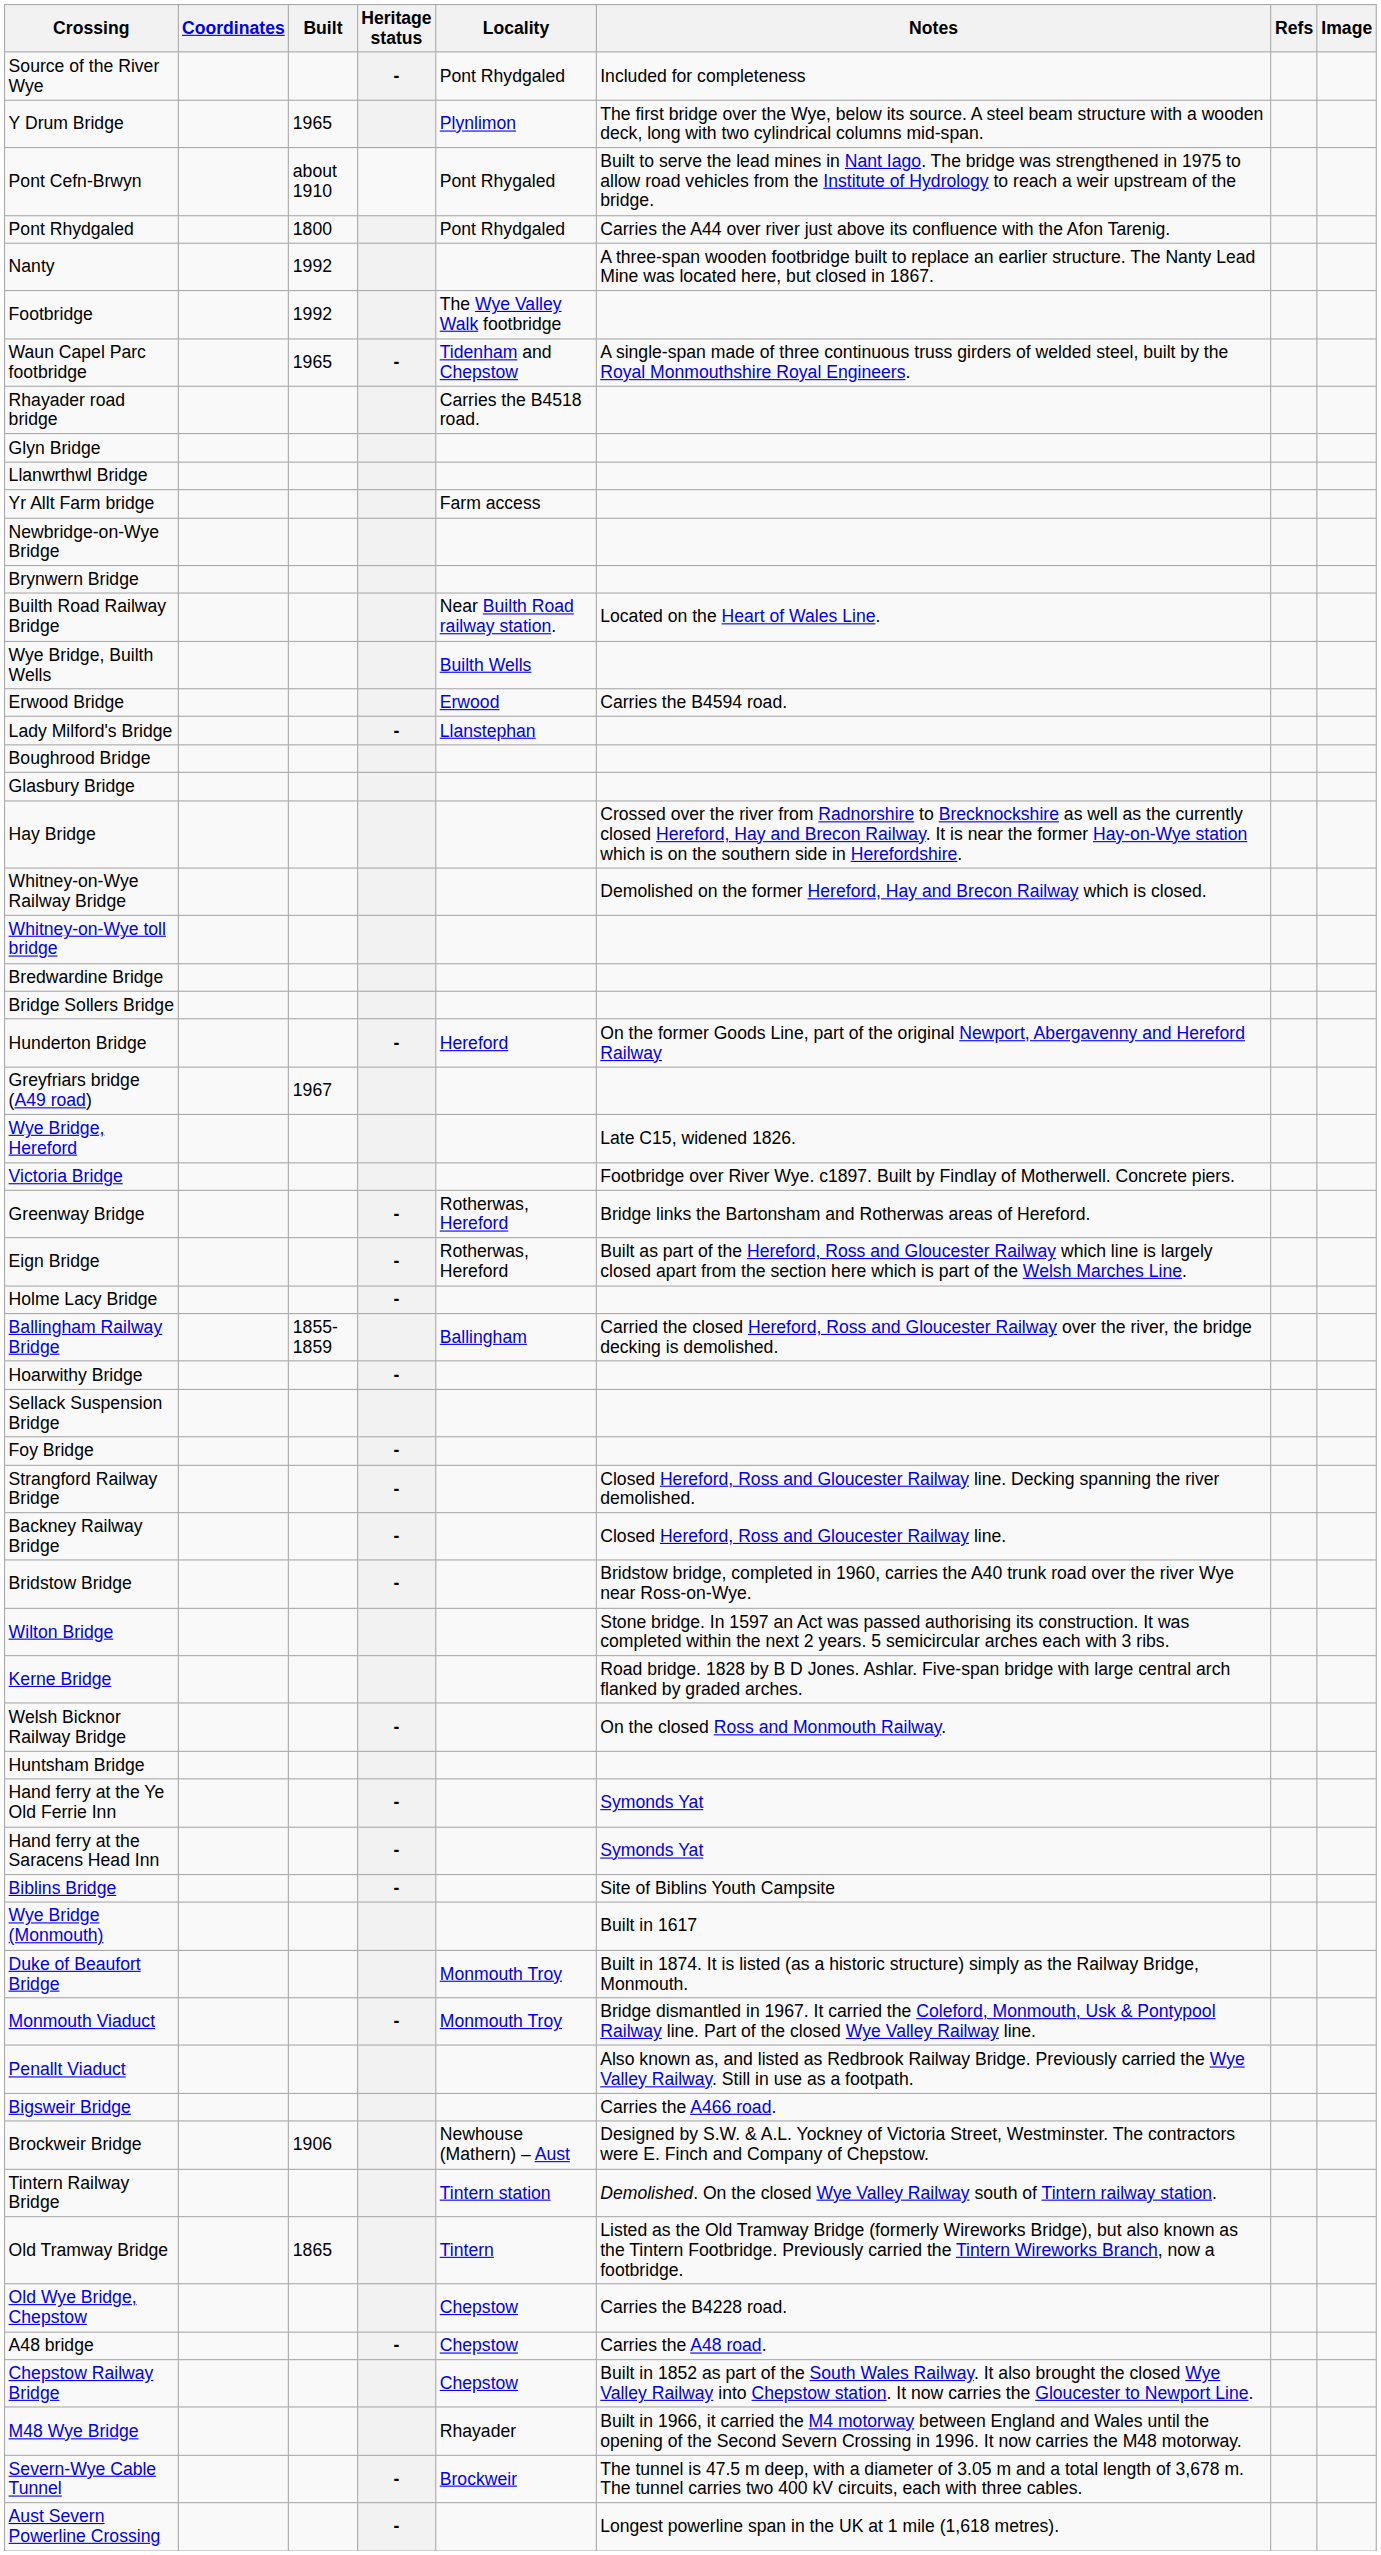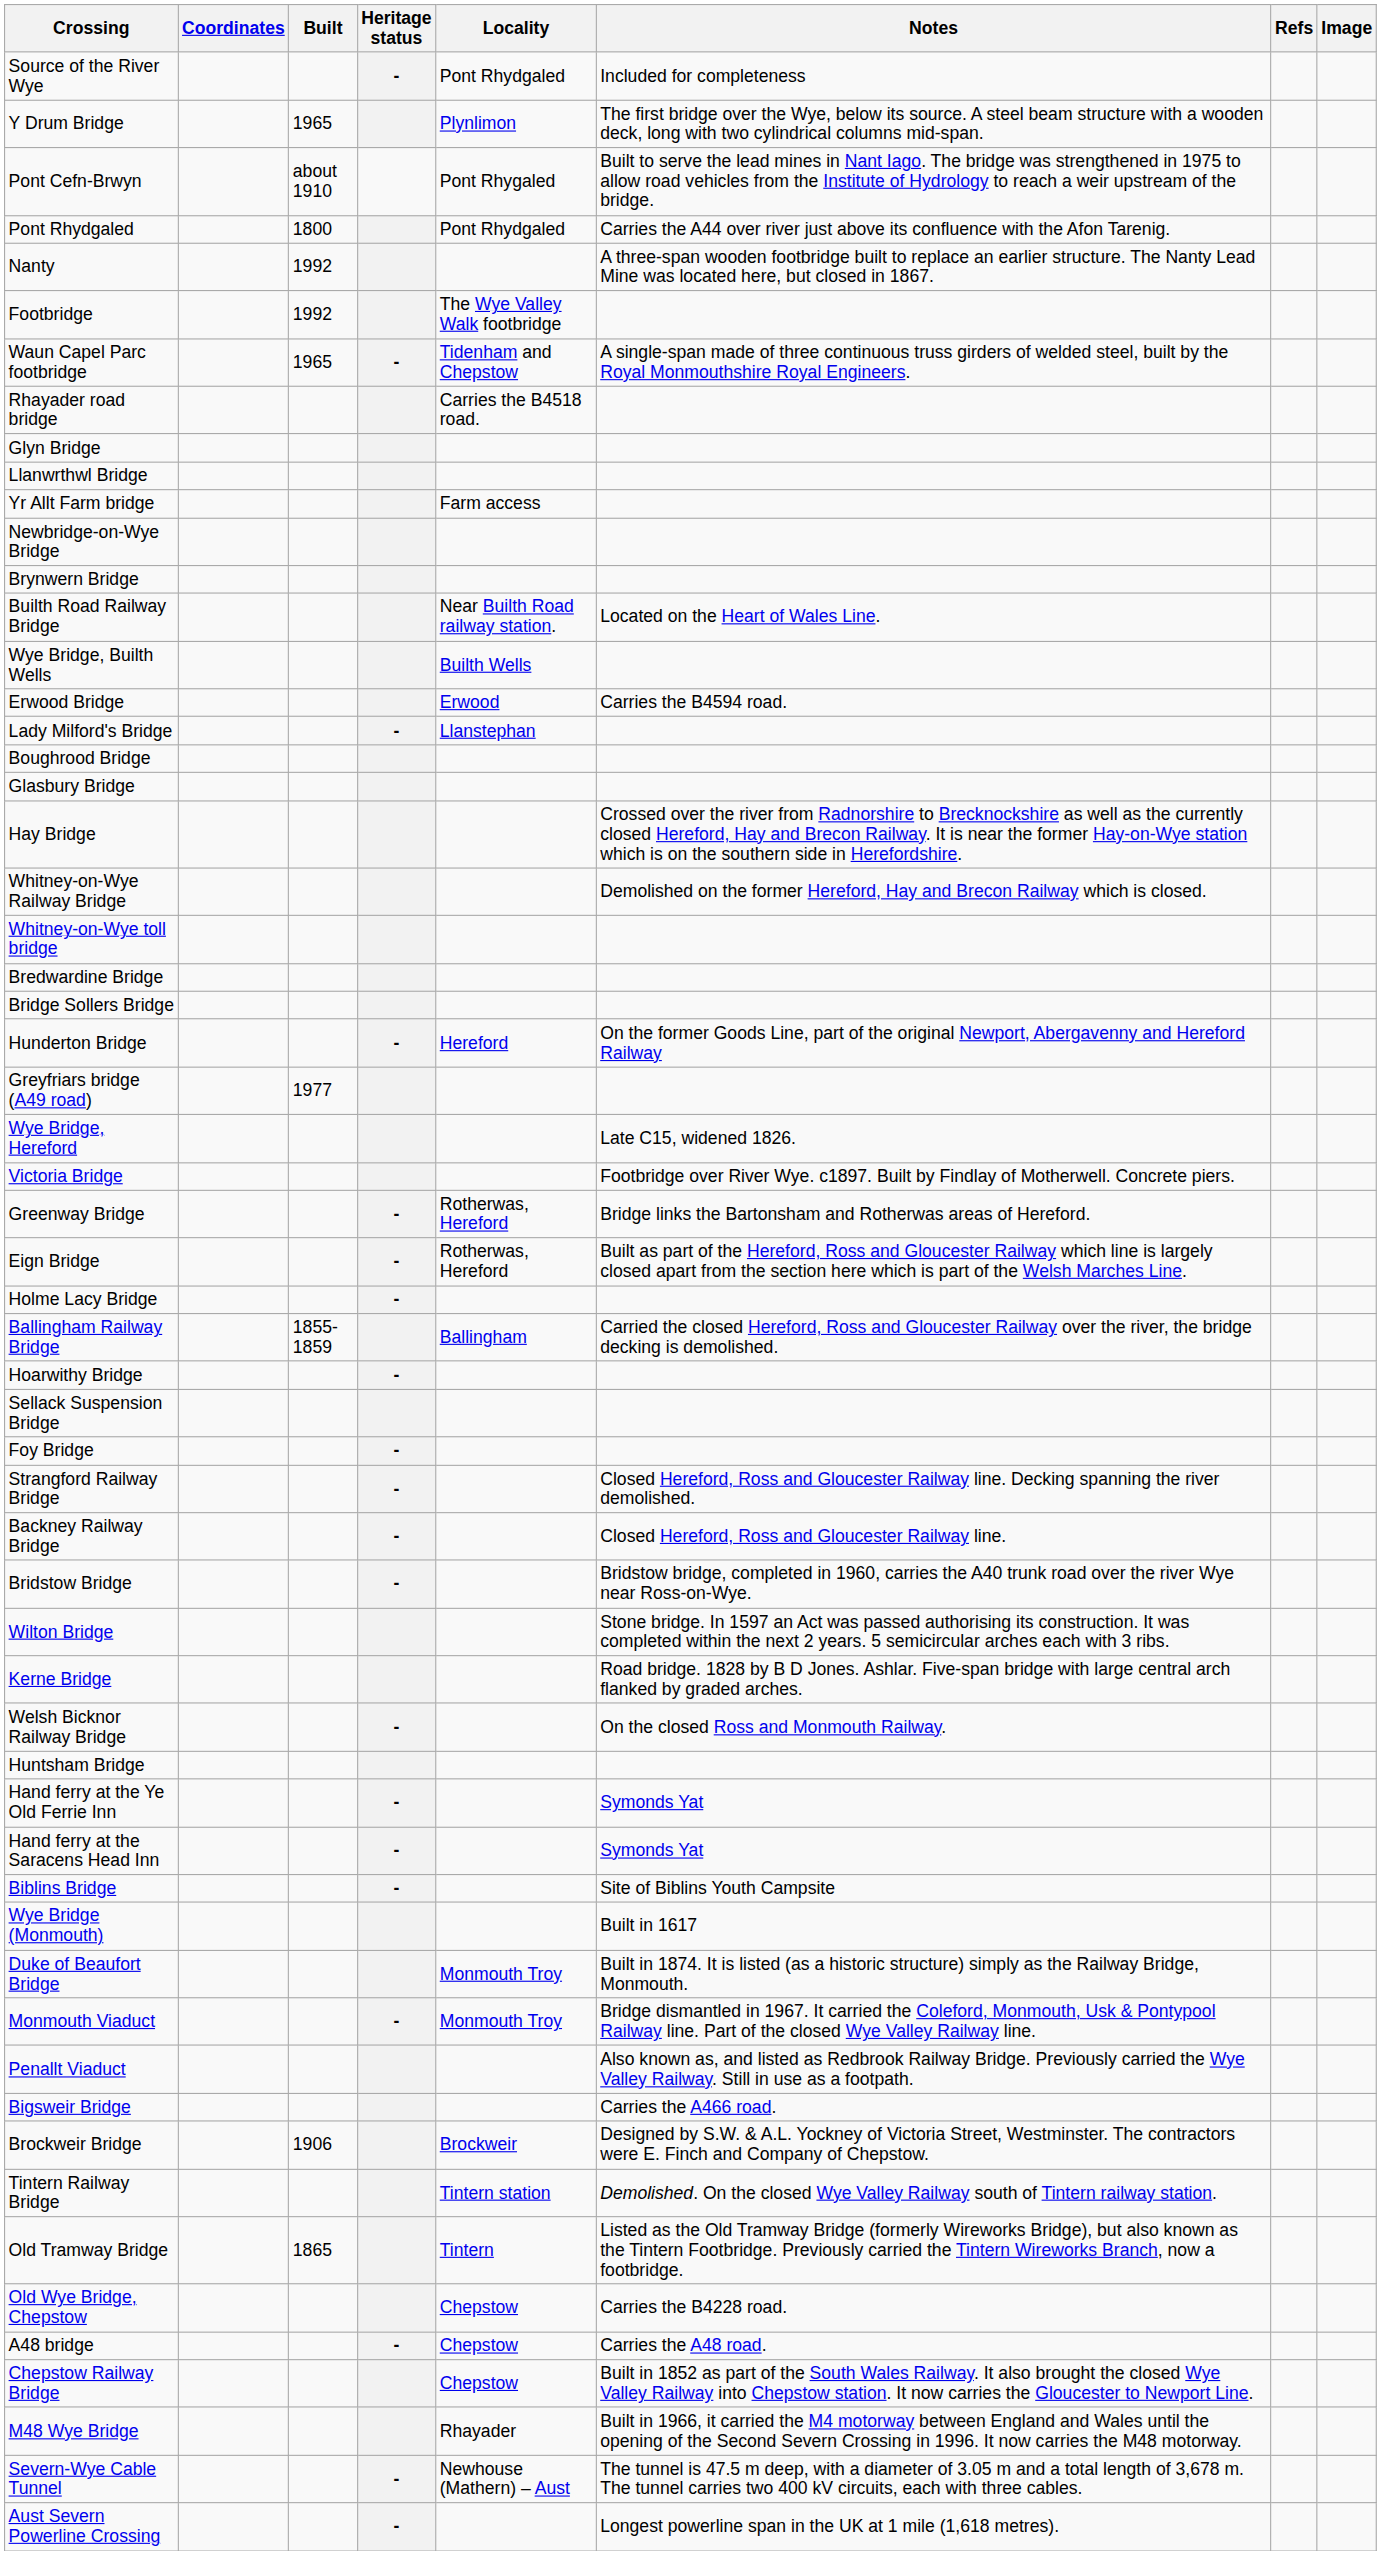(312, 1090) 1967 -> (312, 1090) 1977
(505, 2144) Newhouse (Mathern) – Aust -> (478, 2144) Brockweir
(478, 2478) Brockweir -> (505, 2478) Newhouse (Mathern) – Aust
